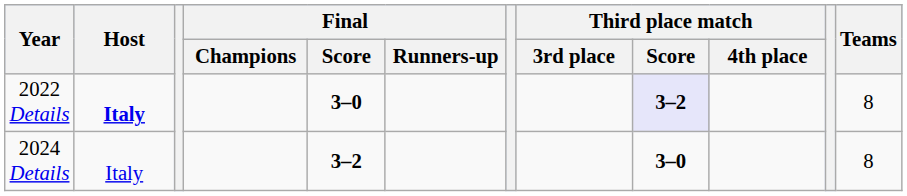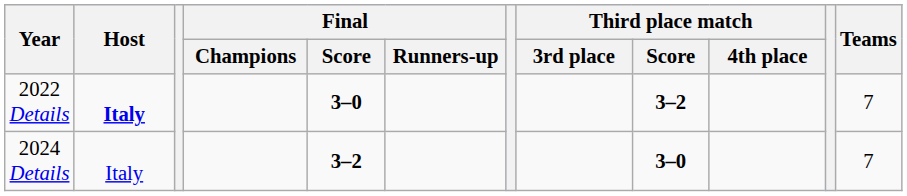(671, 102) lavender background -> (671, 102) no background
(869, 102) 8 -> (869, 102) 7
(869, 161) 8 -> (869, 161) 7
